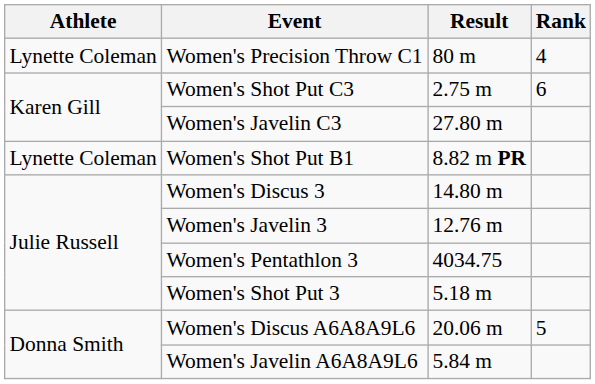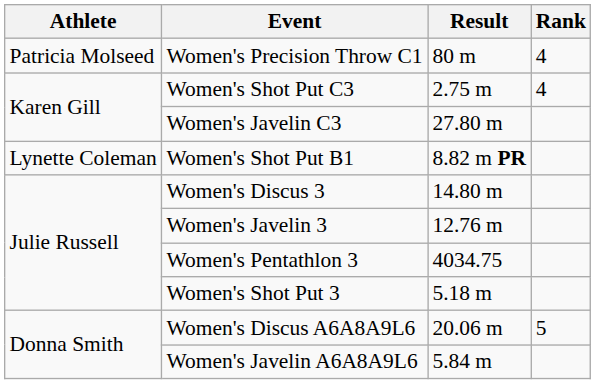(83, 55) Lynette Coleman -> (82, 55) Patricia Molseed
(541, 89) 6 -> (541, 89) 4
